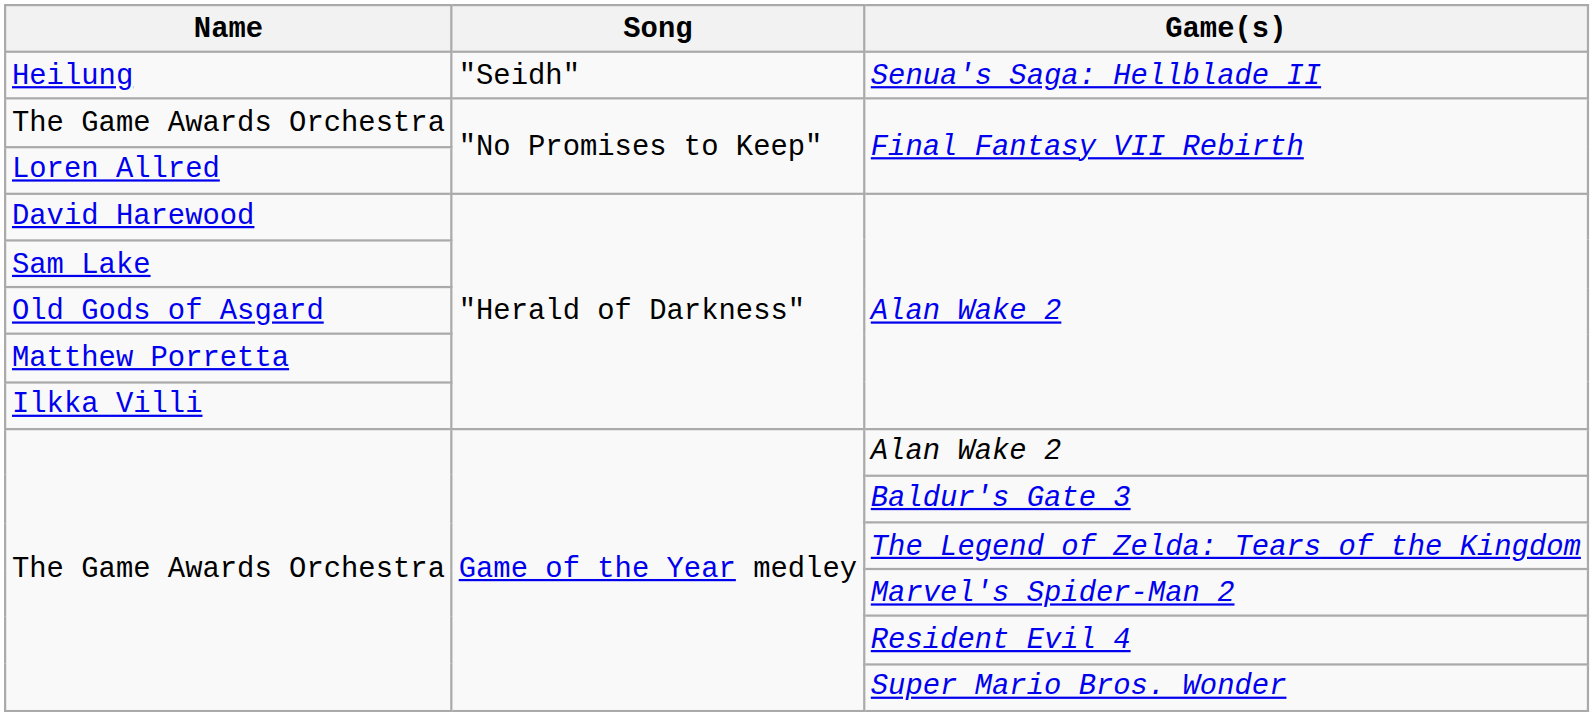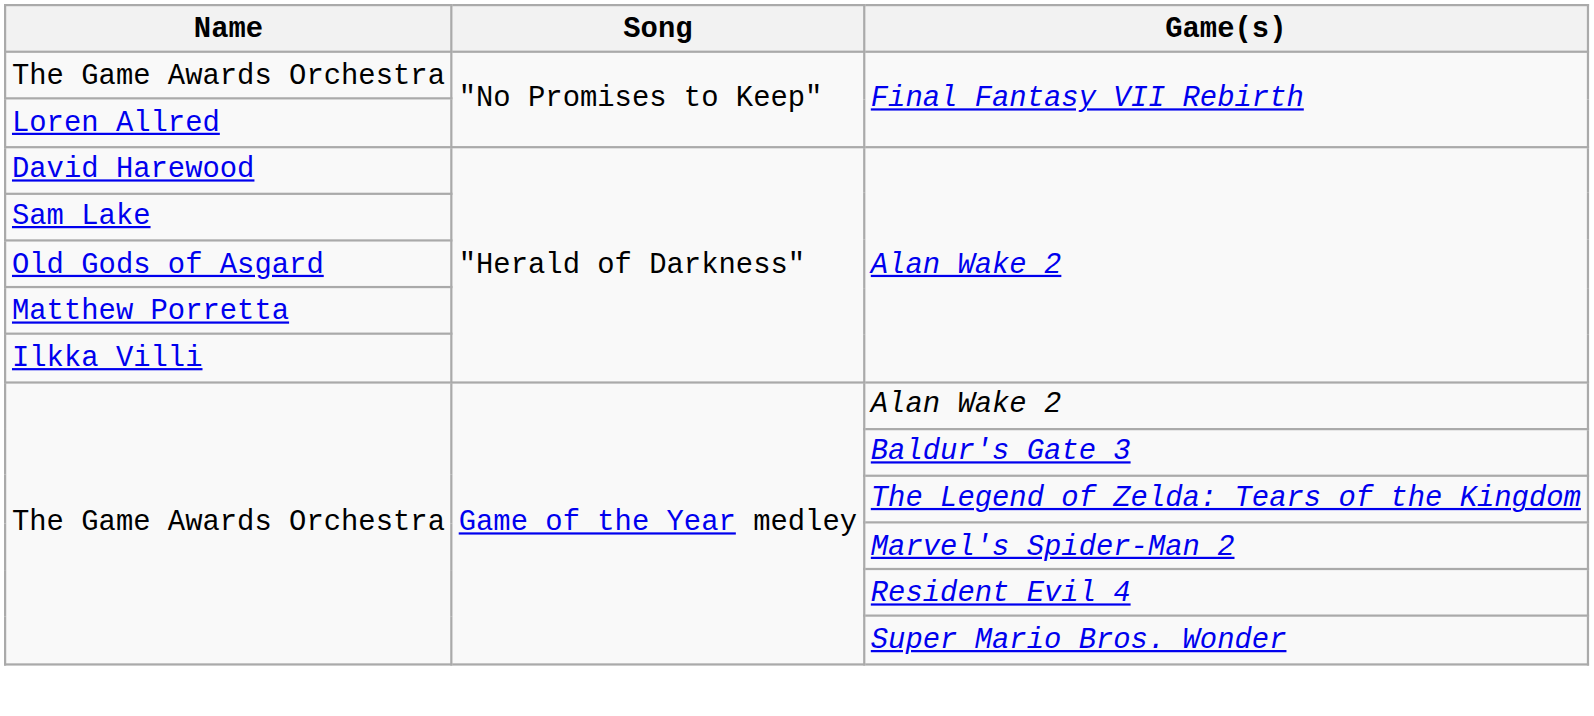- row: (73, 76)
